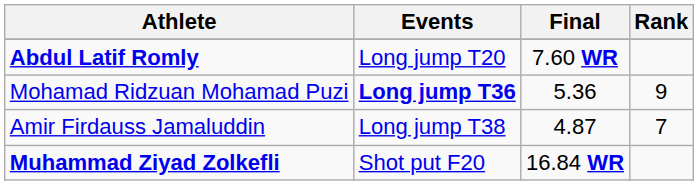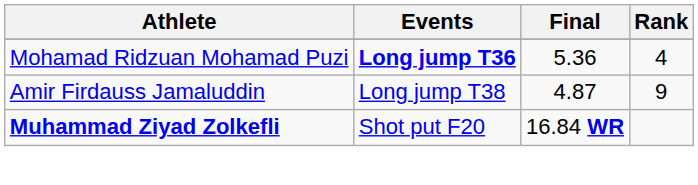- row: (104, 57)
(661, 92) 9 -> (661, 57) 4
(661, 127) 7 -> (661, 92) 9
